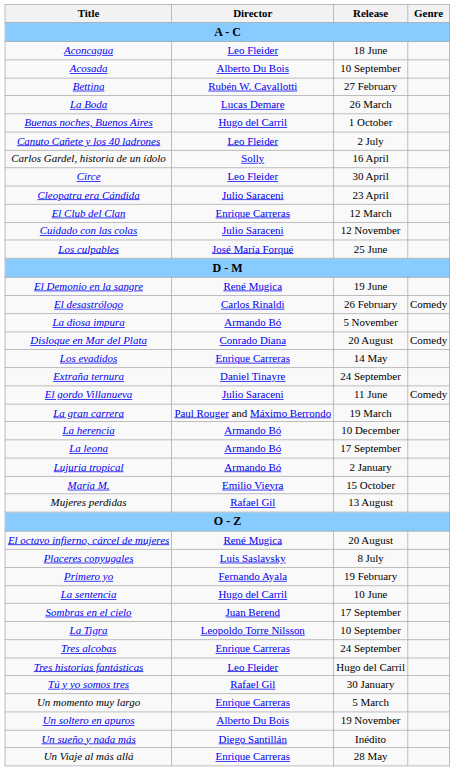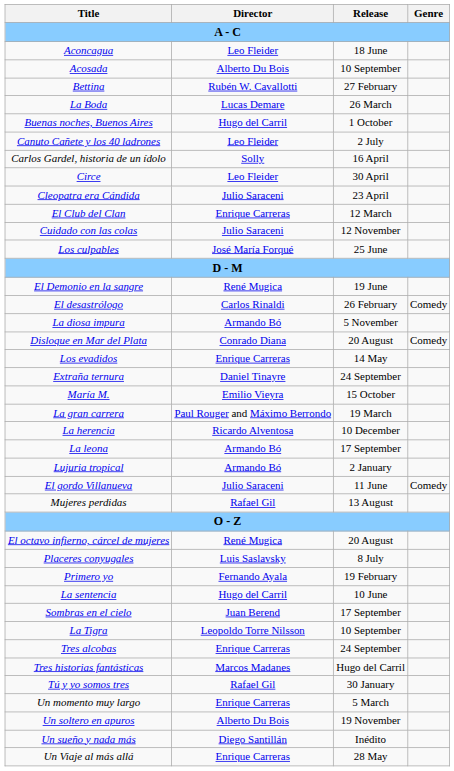rows swapped: (89, 395) <-> (89, 485)
(253, 431) Armando Bó -> (253, 431) Ricardo Alventosa
(253, 667) Leo Fleider -> (253, 667) Marcos Madanes
